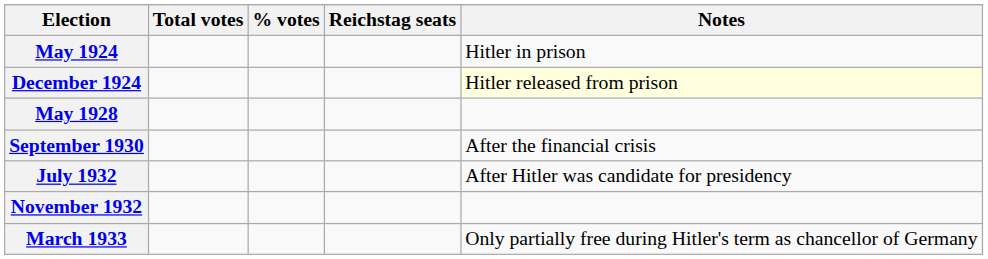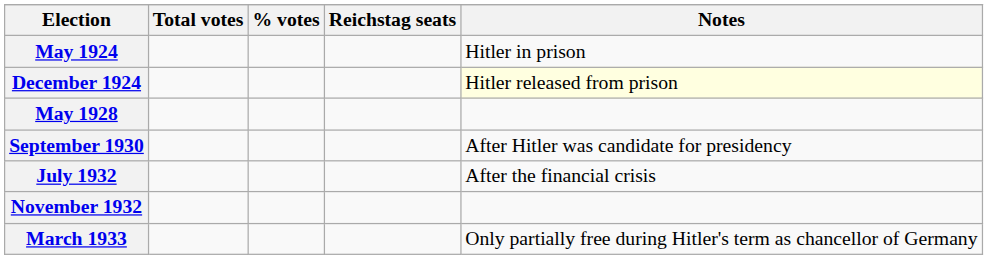(561, 144) After the financial crisis -> (628, 144) After Hitler was candidate for presidency
(628, 176) After Hitler was candidate for presidency -> (561, 176) After the financial crisis
